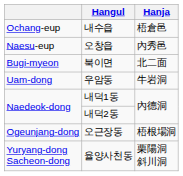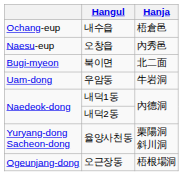rows swapped: (108, 155) <-> (103, 132)
